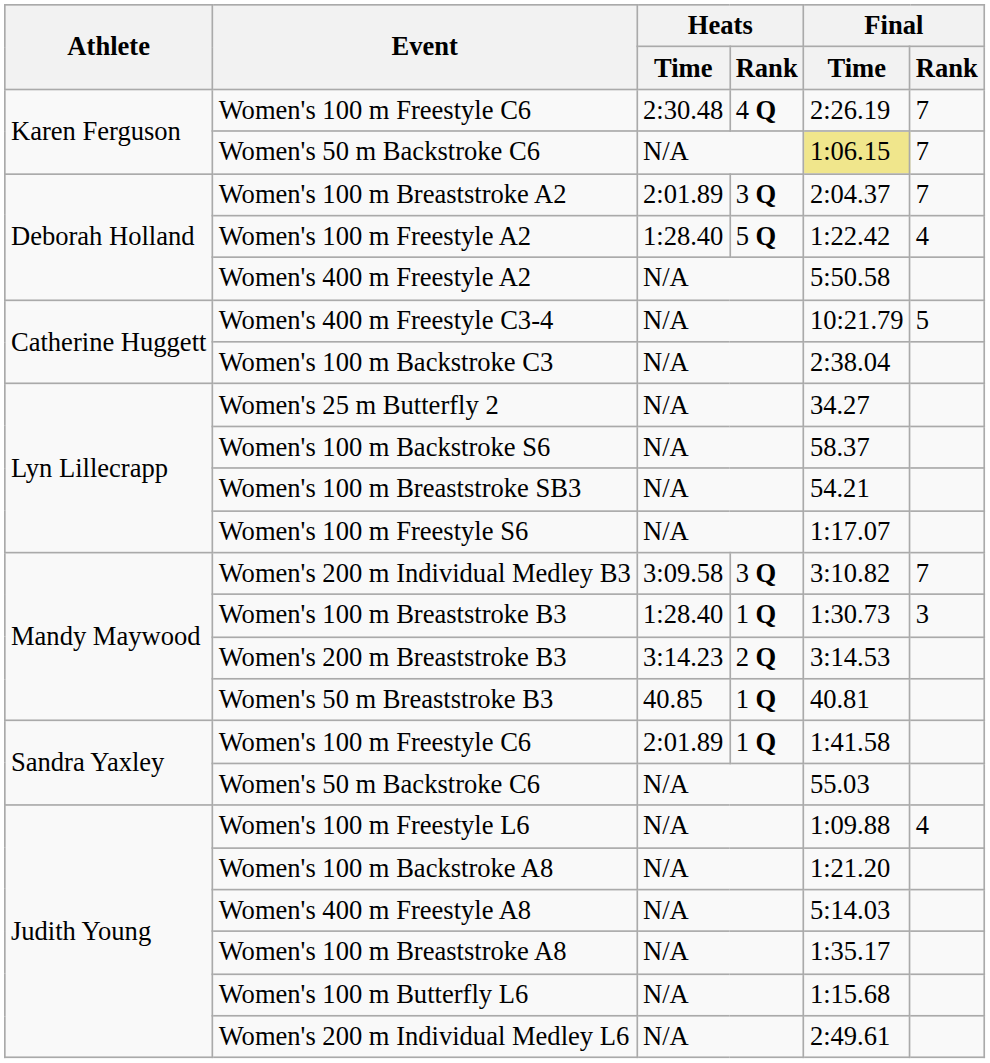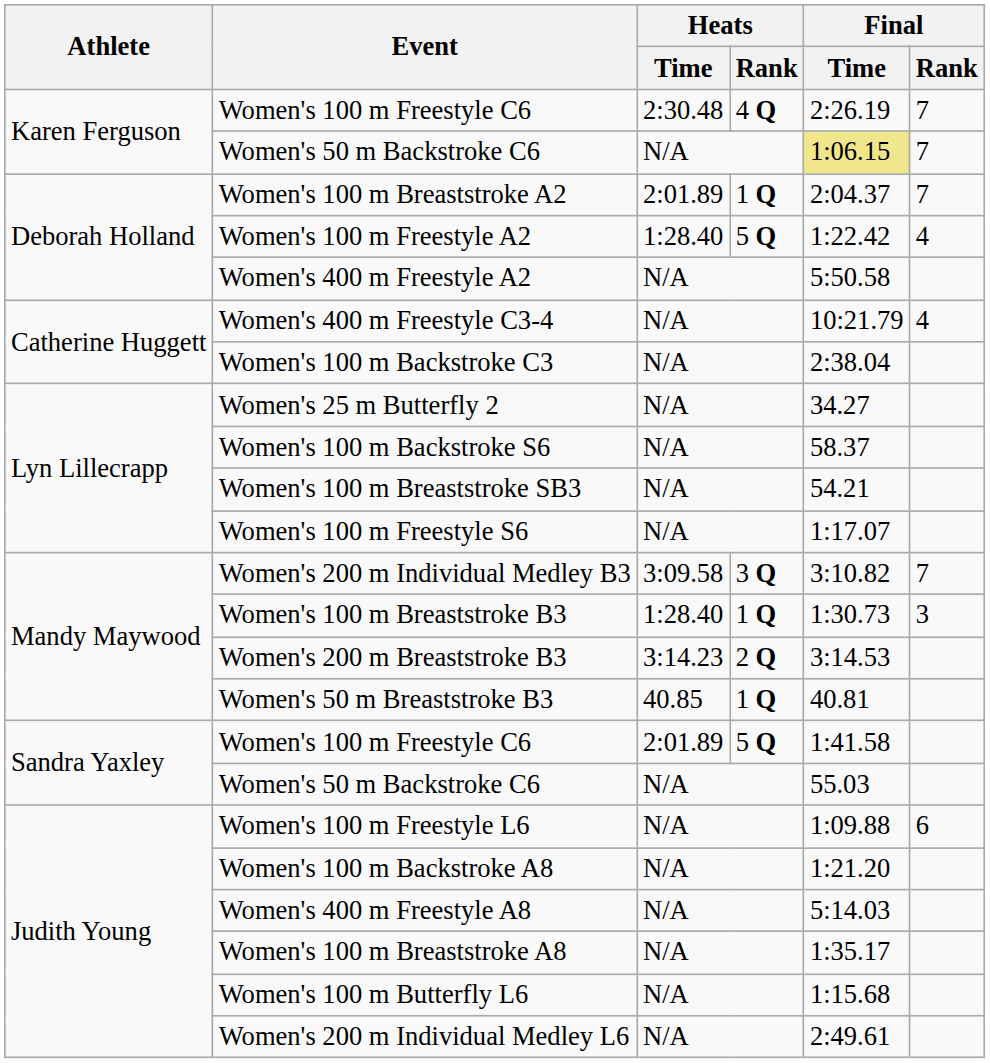(756, 194) 3 Q -> (756, 194) 1 Q
(922, 320) 5 -> (922, 320) 4
(756, 741) 1 Q -> (756, 741) 5 Q
(922, 825) 4 -> (922, 825) 6
